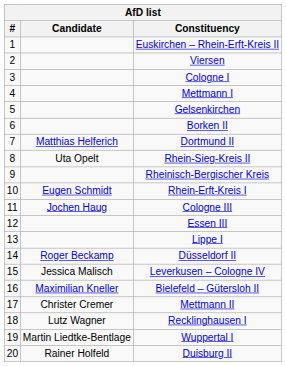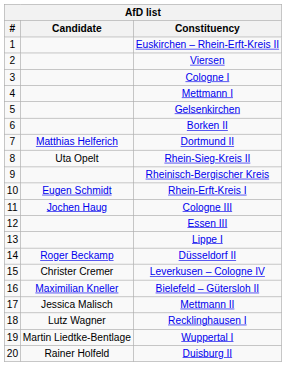(77, 272) Jessica Malisch -> (77, 272) Christer Cremer
(77, 304) Christer Cremer -> (77, 304) Jessica Malisch
